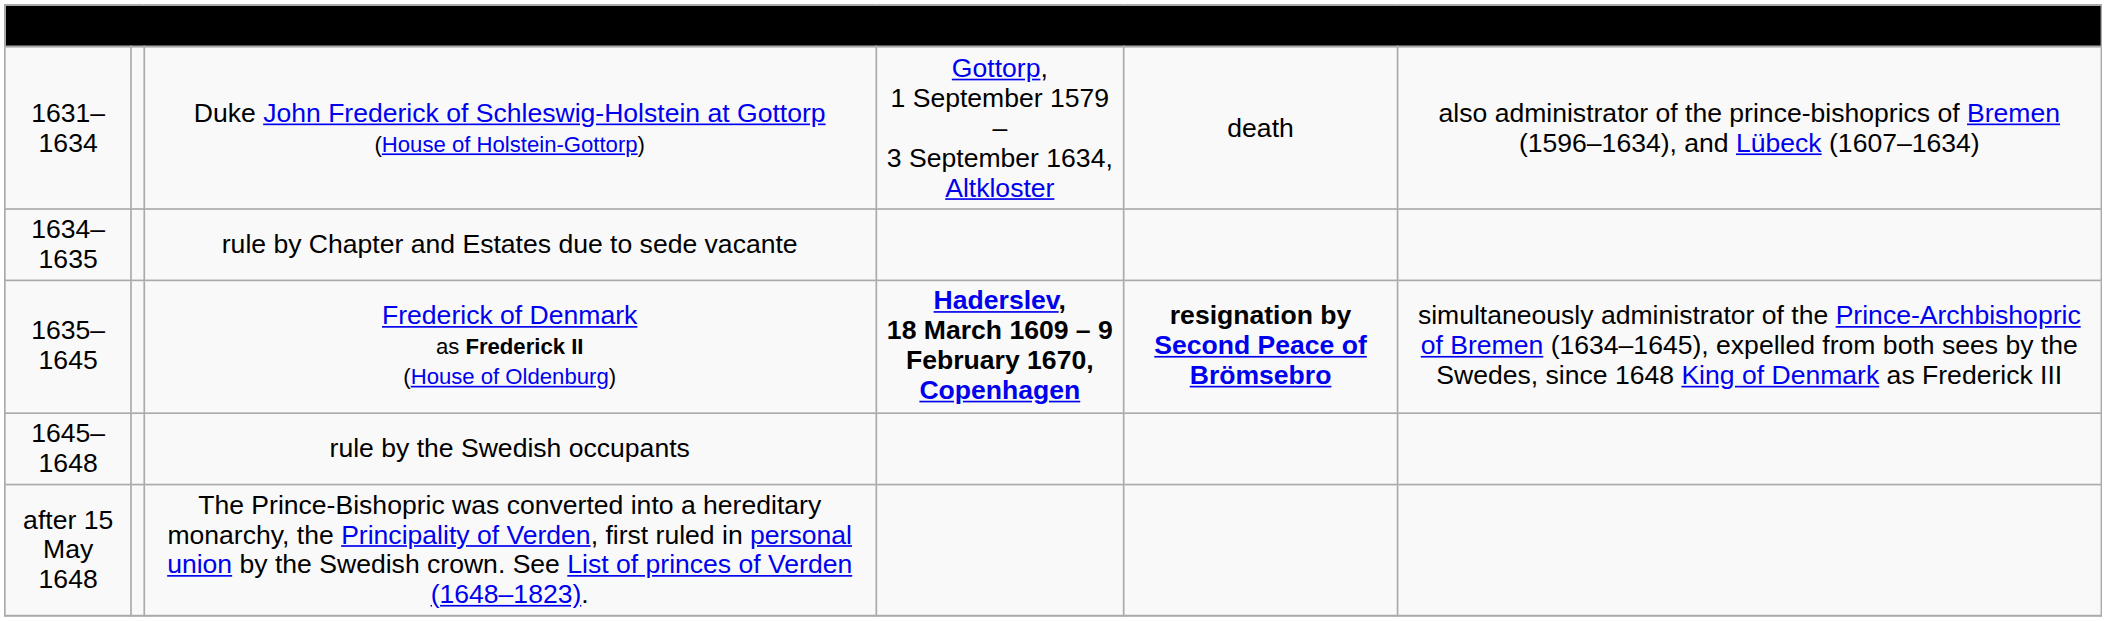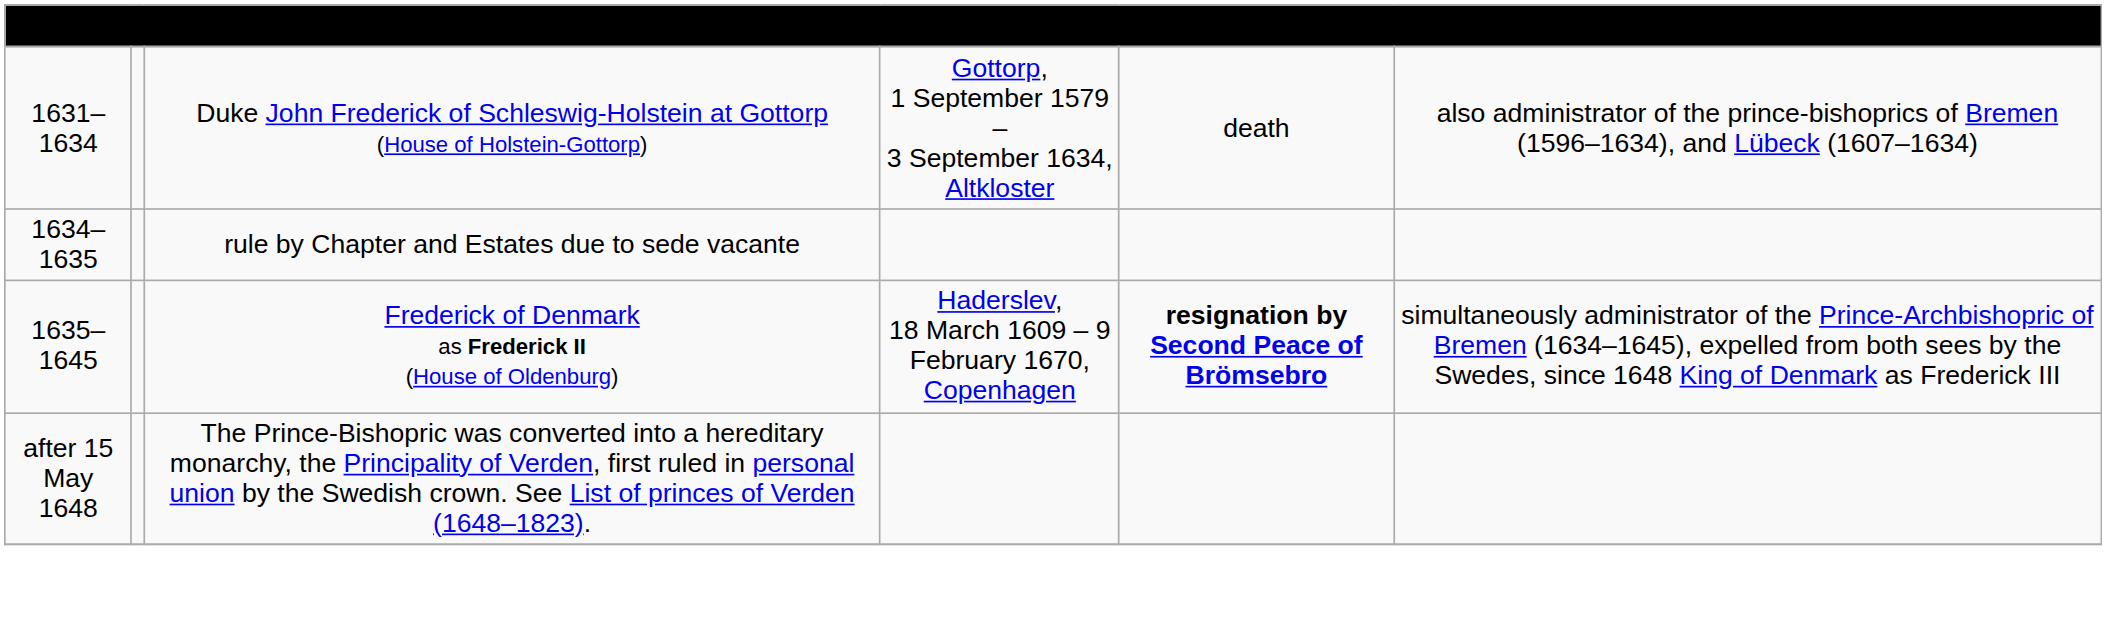(1000, 346) bold -> (1000, 346) normal
- row: (510, 448)
